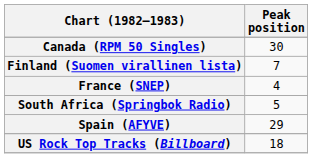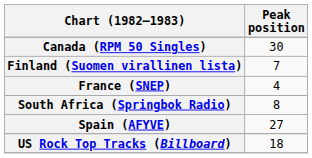(276, 105) 5 -> (276, 105) 8
(276, 124) 29 -> (276, 124) 27
